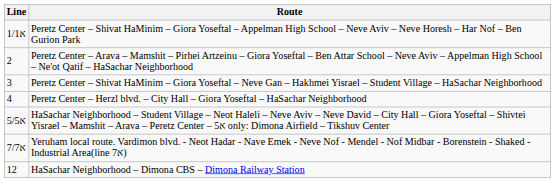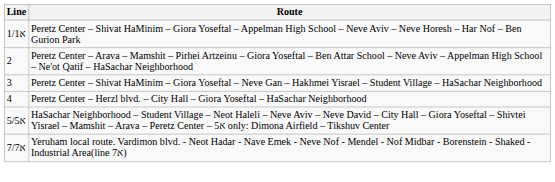- row: (168, 169)
